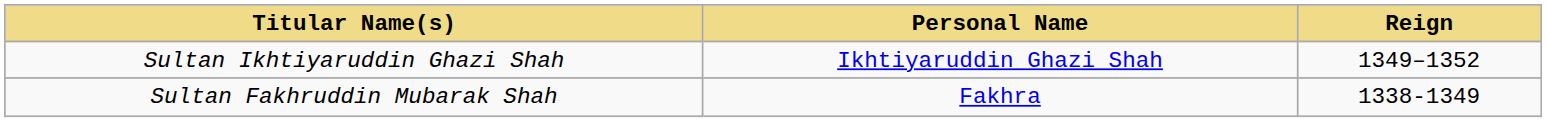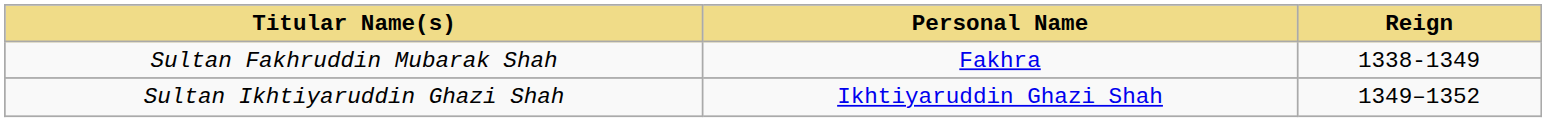rows swapped: (354, 97) <-> (354, 60)
